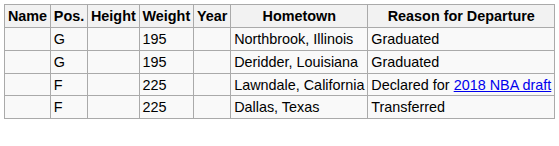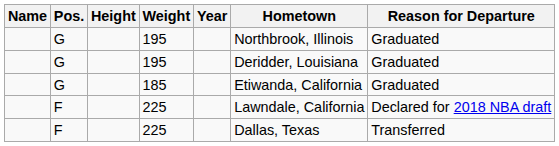+ row: (59, 85)
